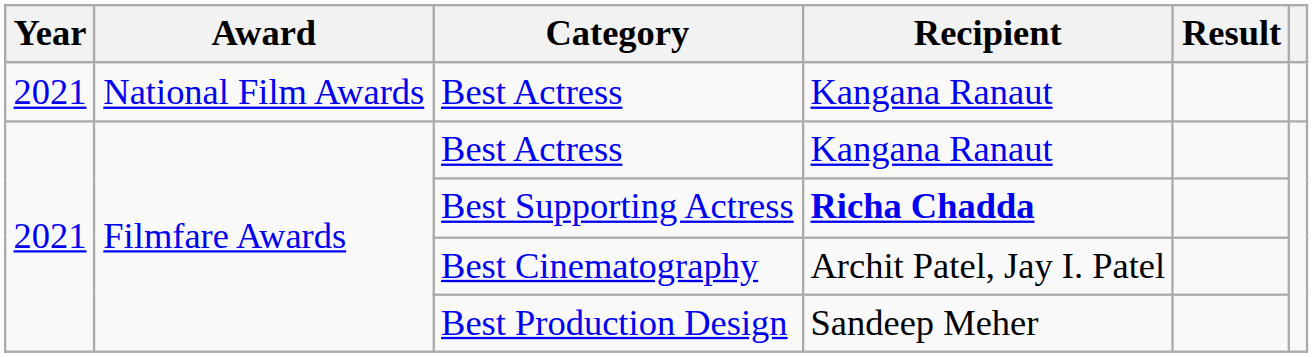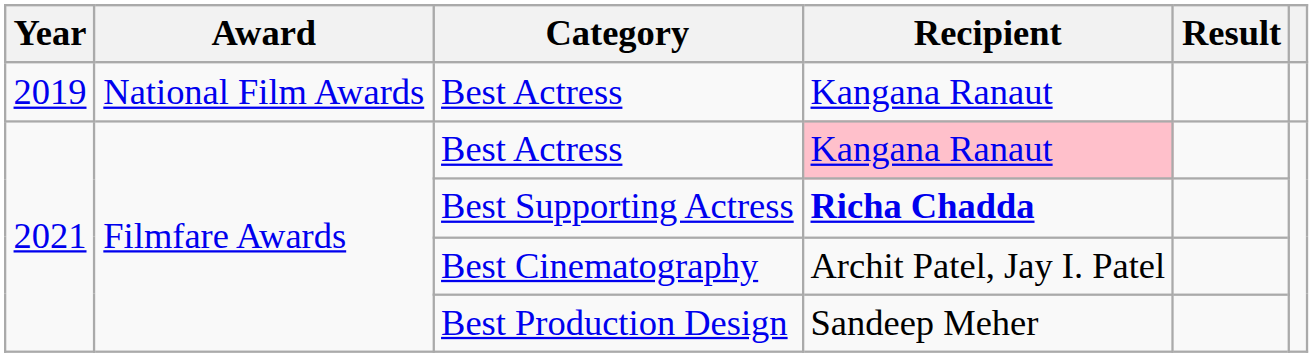(50, 91) 2021 -> (50, 91) 2019
(932, 149) no background -> (932, 149) pink background
